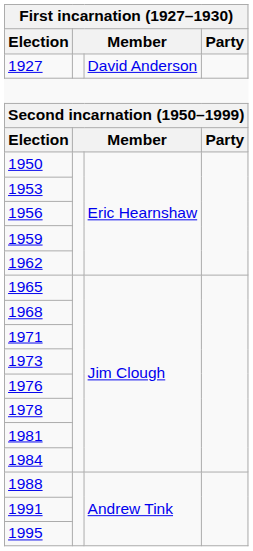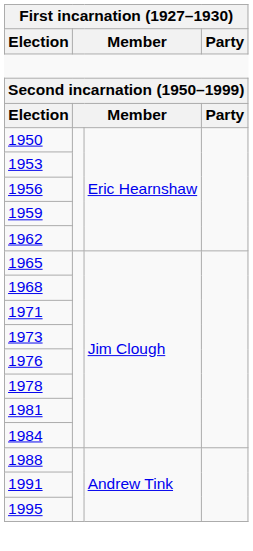- row: (25, 66)
